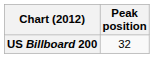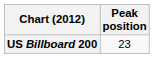(125, 44) 32 -> (125, 44) 23
